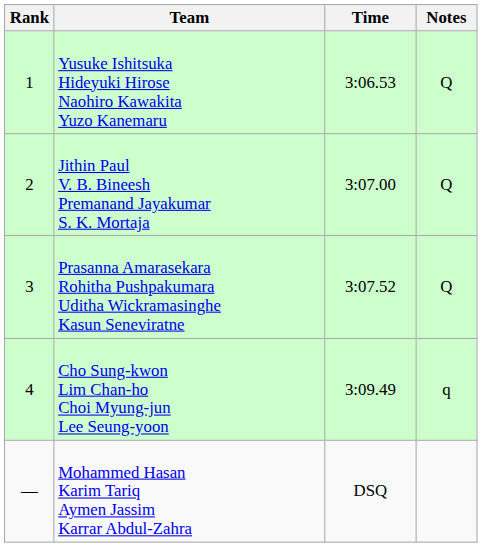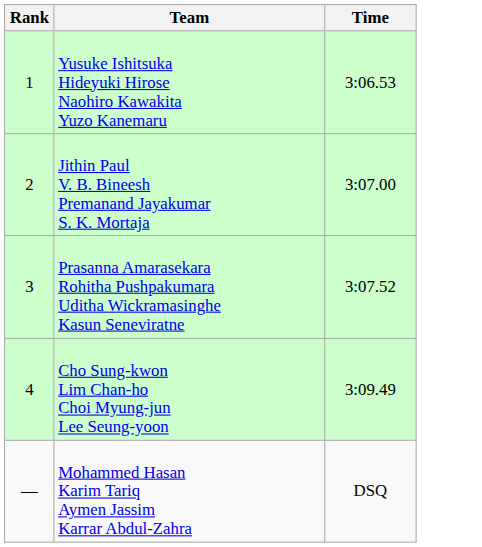- column: (446, 17)
